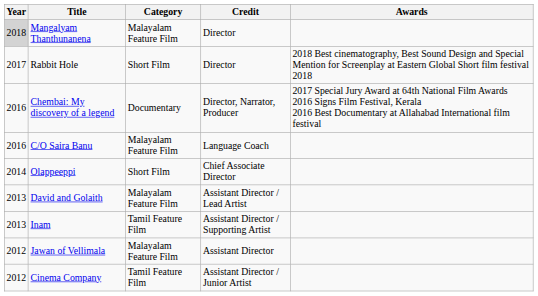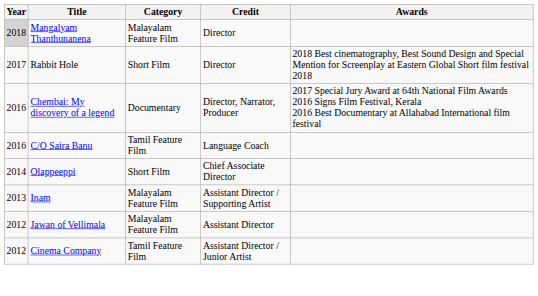(153, 145) Malayalam Feature Film -> (155, 145) Tamil Feature Film
- row: (67, 198)
(155, 224) Tamil Feature Film -> (153, 198) Malayalam Feature Film
